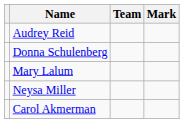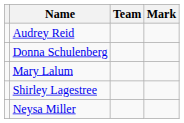+ row: (55, 90)
- row: (54, 109)
